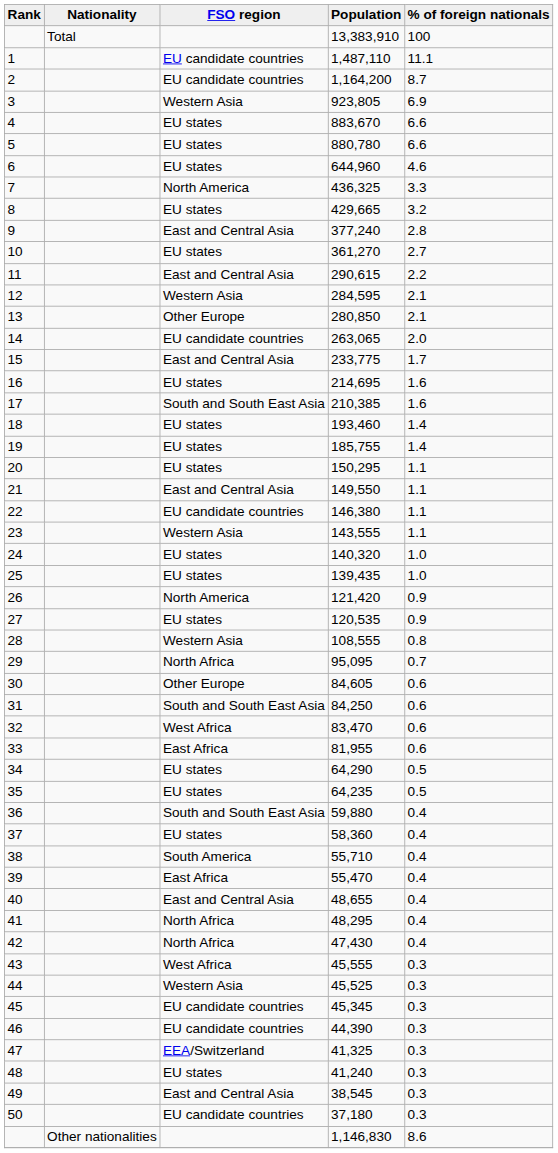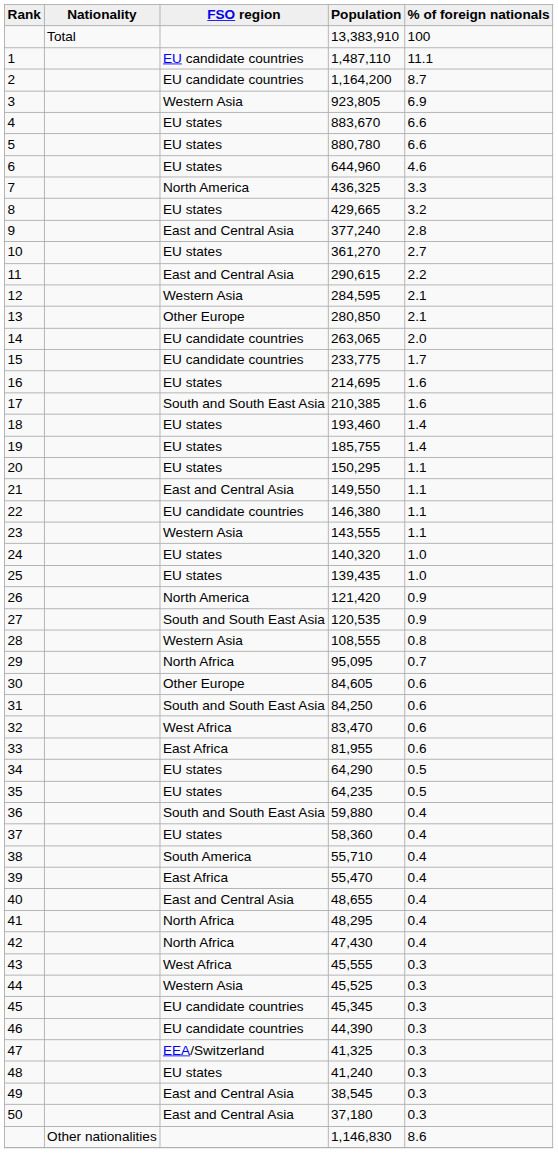(228, 360) East and Central Asia -> (233, 360) EU candidate countries
(192, 619) EU states -> (244, 619) South and South East Asia
(233, 1115) EU candidate countries -> (228, 1115) East and Central Asia
